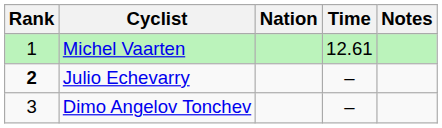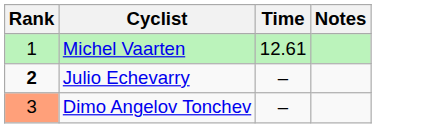- column: (289, 19)
(32, 107) no background -> (32, 107) lightsalmon background
